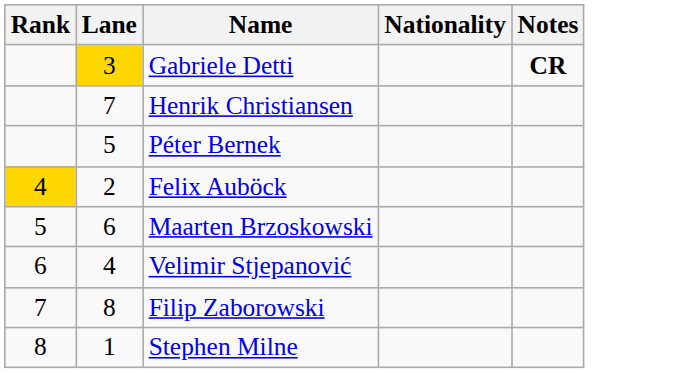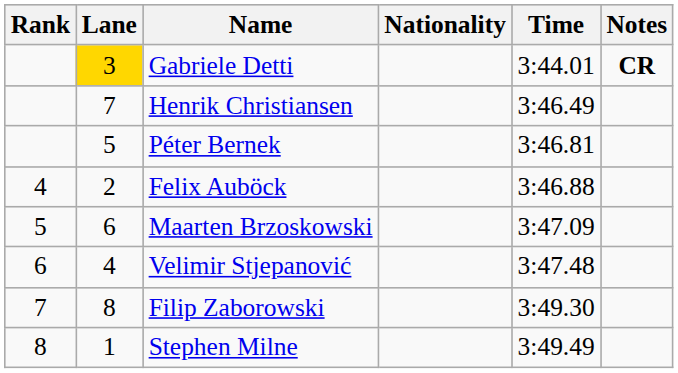+ column: (556, 24)
(40, 186) gold background -> (40, 186) no background
